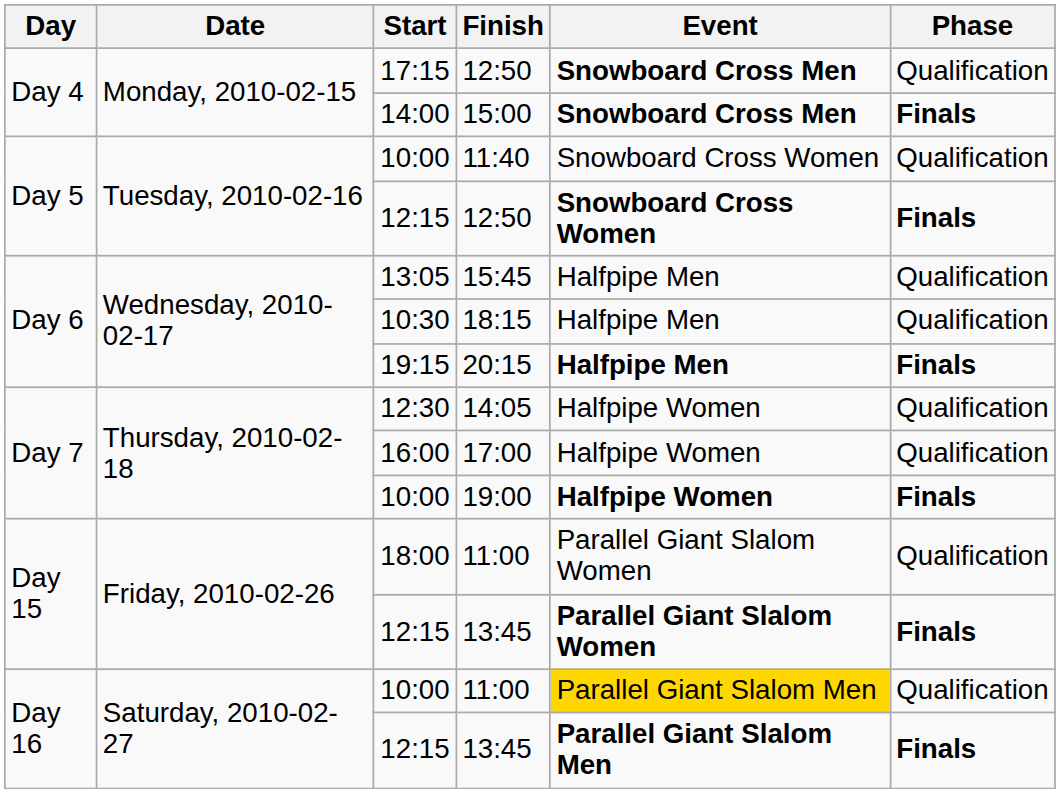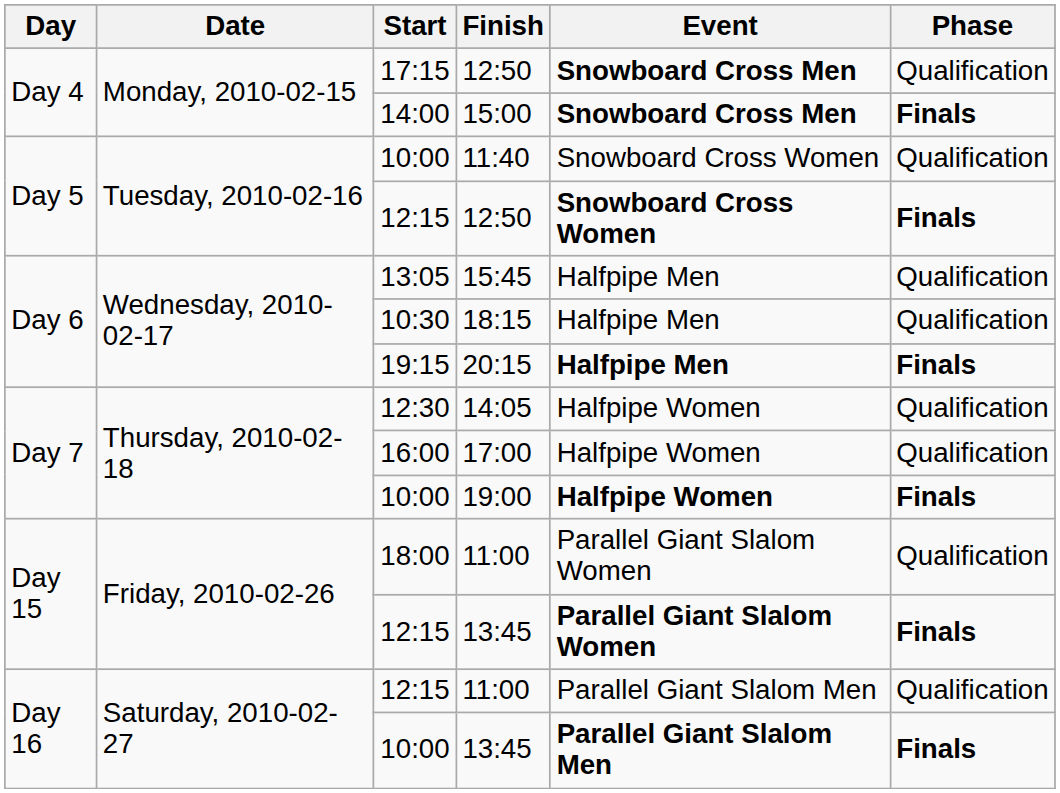(415, 690) 10:00 -> (415, 690) 12:15
(717, 690) gold background -> (717, 690) no background
(415, 750) 12:15 -> (415, 750) 10:00
